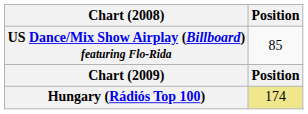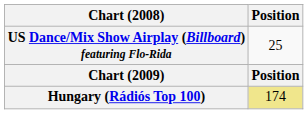(275, 45) 85 -> (275, 45) 25
